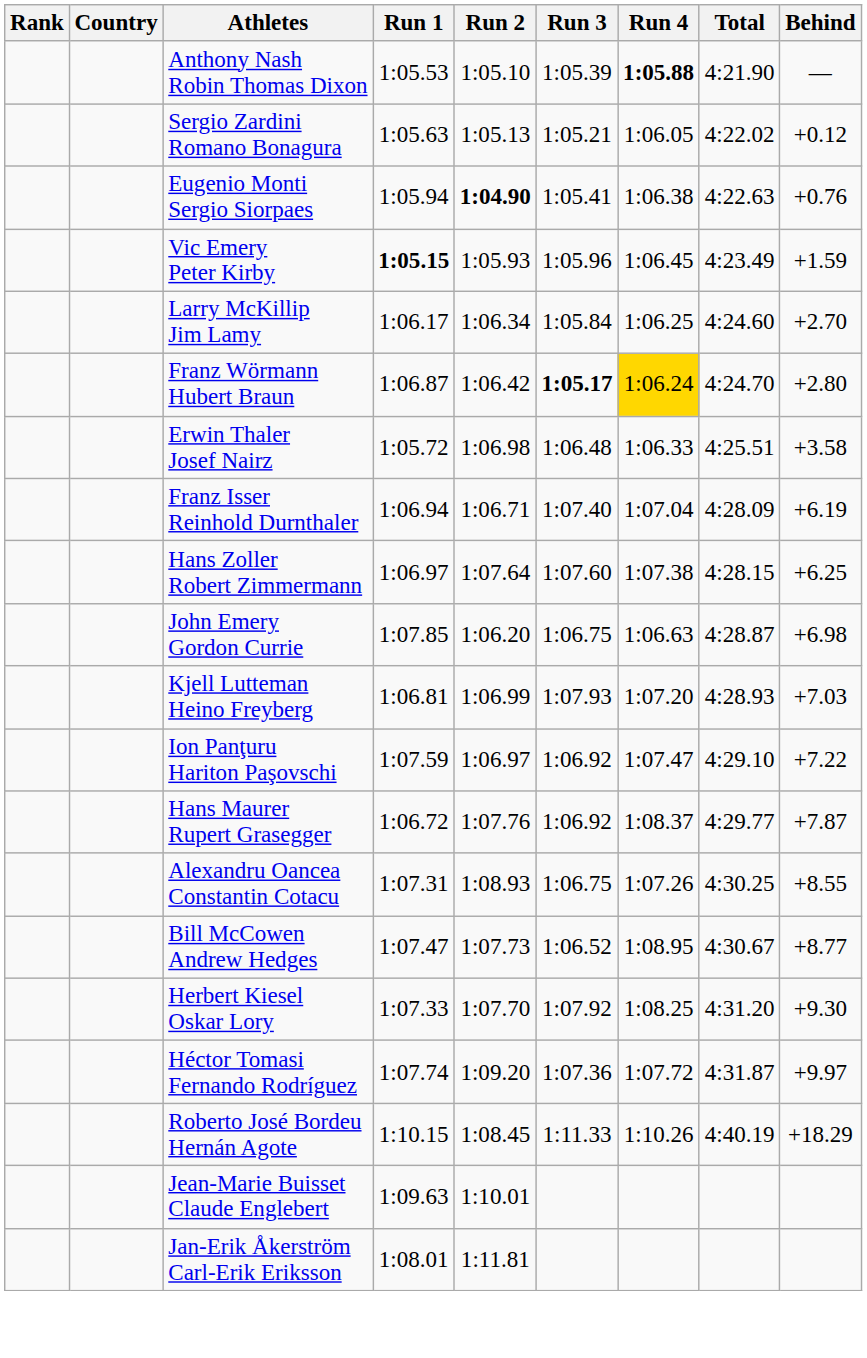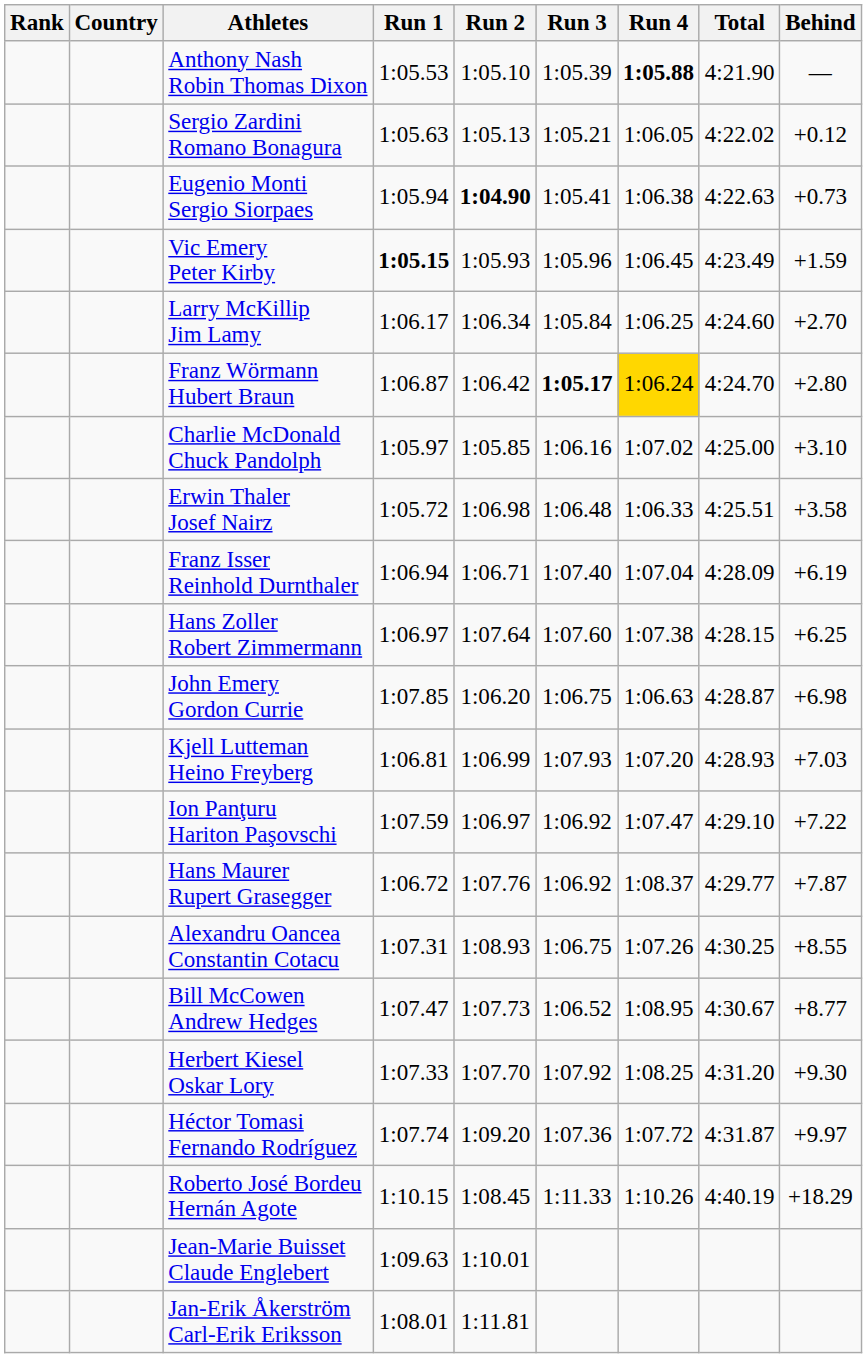(820, 197) +0.76 -> (820, 197) +0.73
+ row: (254, 447)
